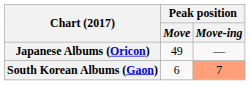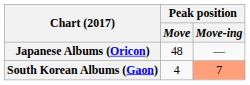(177, 51) 49 -> (177, 51) 48
(177, 70) 6 -> (177, 70) 4
